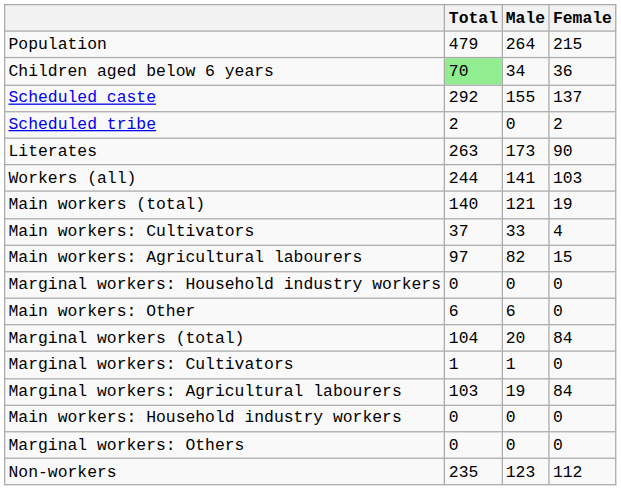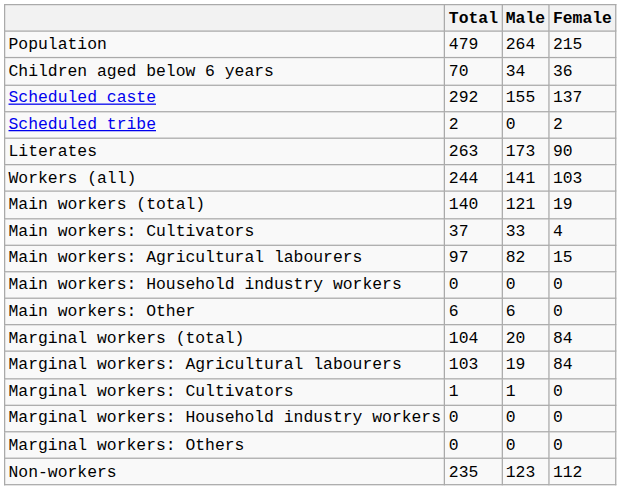(459, 71) lightgreen background -> (459, 71) no background
rows swapped: (205, 418) <-> (225, 285)
rows swapped: (151, 365) <-> (205, 392)
